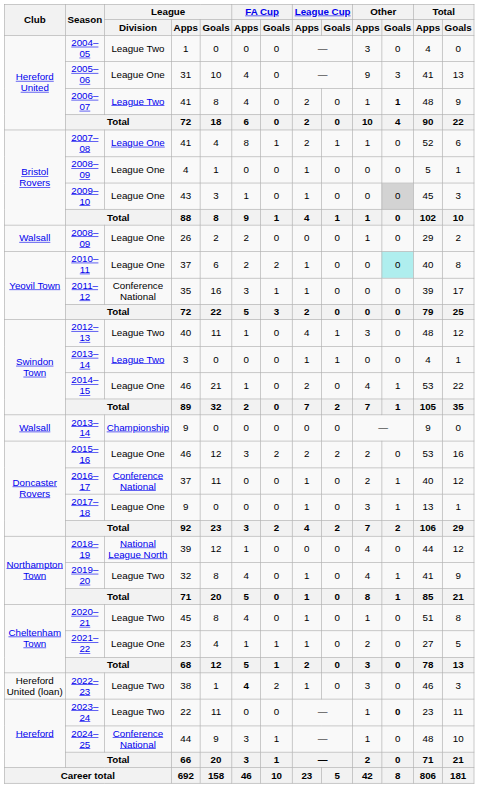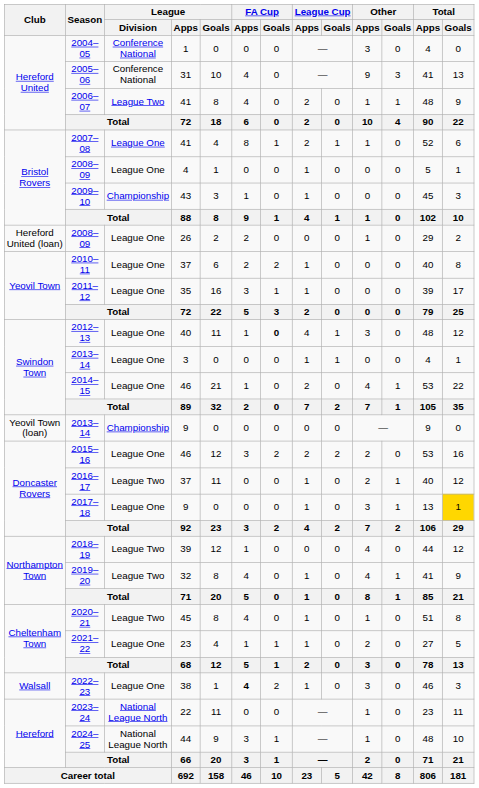(138, 48) League Two -> (138, 48) Conference National
(138, 75) League One -> (138, 75) Conference National
(398, 101) bold -> (398, 101) normal
(138, 196) League One -> (138, 196) Championship
(398, 196) lightgrey background -> (398, 196) no background
(35, 238) Walsall -> (35, 238) Hereford United (loan)
(398, 264) paleturquoise background -> (398, 264) no background
(138, 291) Conference National -> (138, 291) League One
(138, 333) League Two -> (138, 333) League One
(277, 333) normal -> (277, 333) bold
(138, 359) League Two -> (138, 359) League One
(35, 428) Walsall -> (35, 428) Yeovil Town (loan)
(138, 481) Conference National -> (138, 481) League Two
(458, 507) no background -> (458, 507) gold background
(138, 549) National League North -> (138, 549) League Two
(35, 686) Hereford United (loan) -> (35, 686) Walsall
(138, 686) League Two -> (138, 686) League One
(138, 712) League Two -> (138, 712) National League North
(398, 712) bold -> (398, 712) normal
(138, 739) Conference National -> (138, 739) National League North
